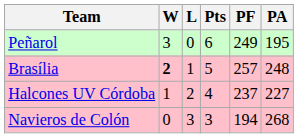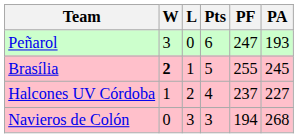(246, 42) 249 -> (246, 42) 247
(277, 42) 195 -> (277, 42) 193
(246, 68) 257 -> (246, 68) 255
(277, 68) 248 -> (277, 68) 245
